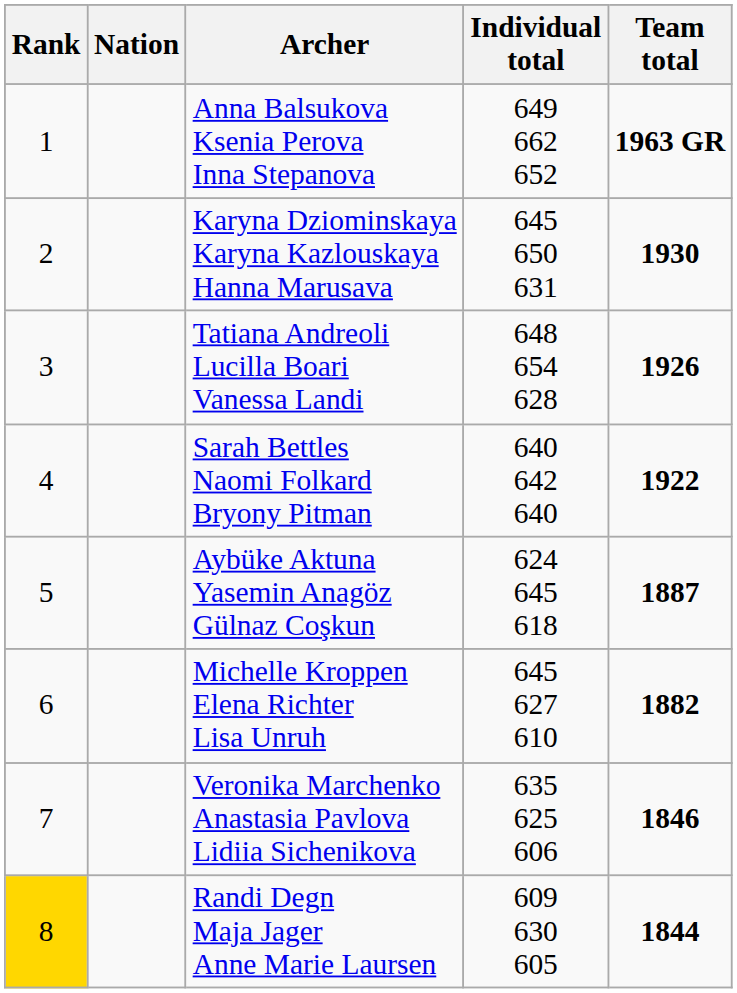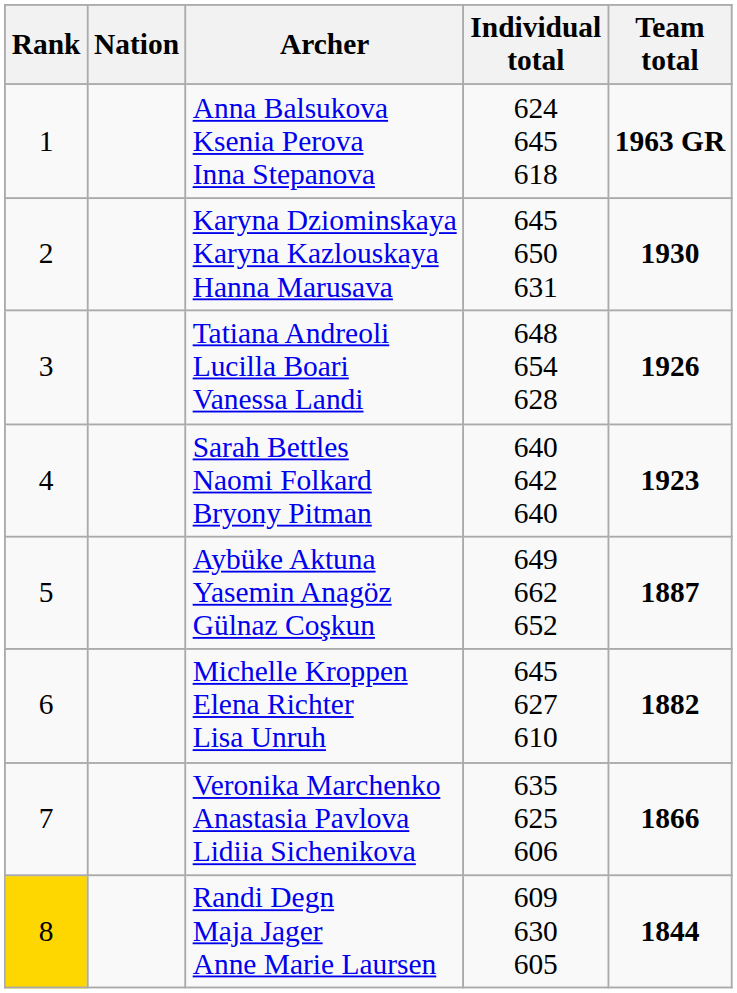(536, 140) 649 662 652 -> (536, 140) 624 645 618
(670, 479) 1922 -> (670, 479) 1923
(536, 592) 624 645 618 -> (536, 592) 649 662 652
(670, 818) 1846 -> (670, 818) 1866
